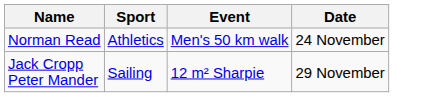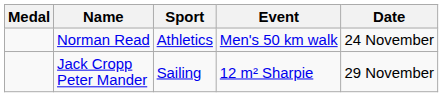+ column: (29, 16)
